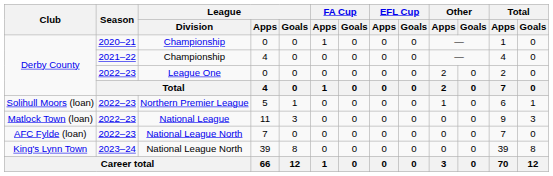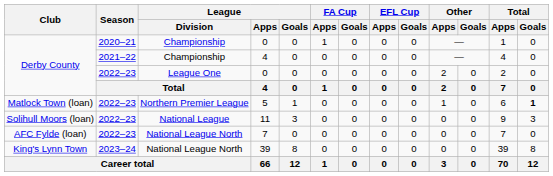(50, 103) Solihull Moors (loan) -> (50, 103) Matlock Town (loan)
(533, 103) normal -> (533, 103) bold
(50, 118) Matlock Town (loan) -> (50, 118) Solihull Moors (loan)
